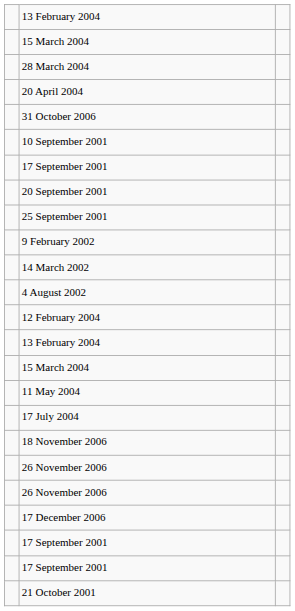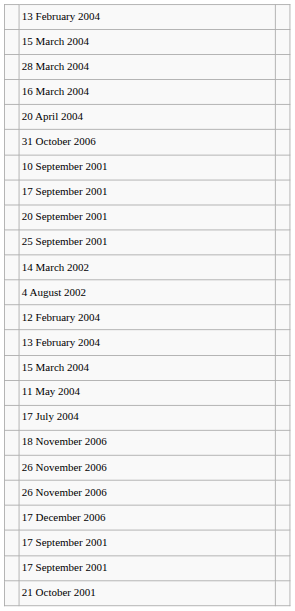+ row: (12, 92)
- row: (12, 242)
